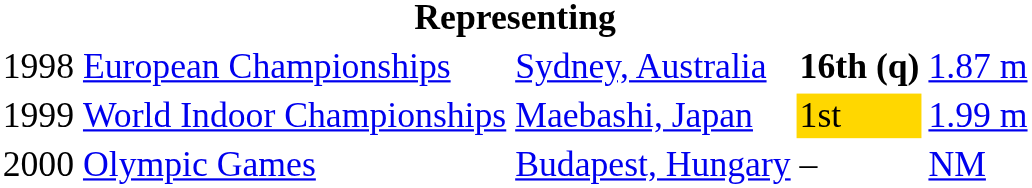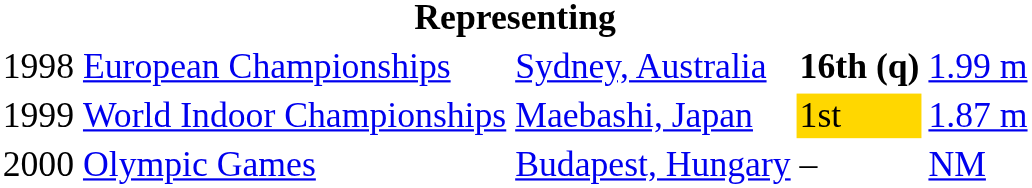(978, 66) 1.87 m -> (978, 66) 1.99 m
(978, 115) 1.99 m -> (978, 115) 1.87 m
